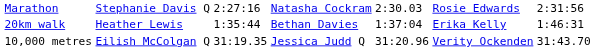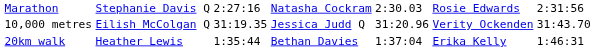rows swapped: (35, 24) <-> (48, 41)
